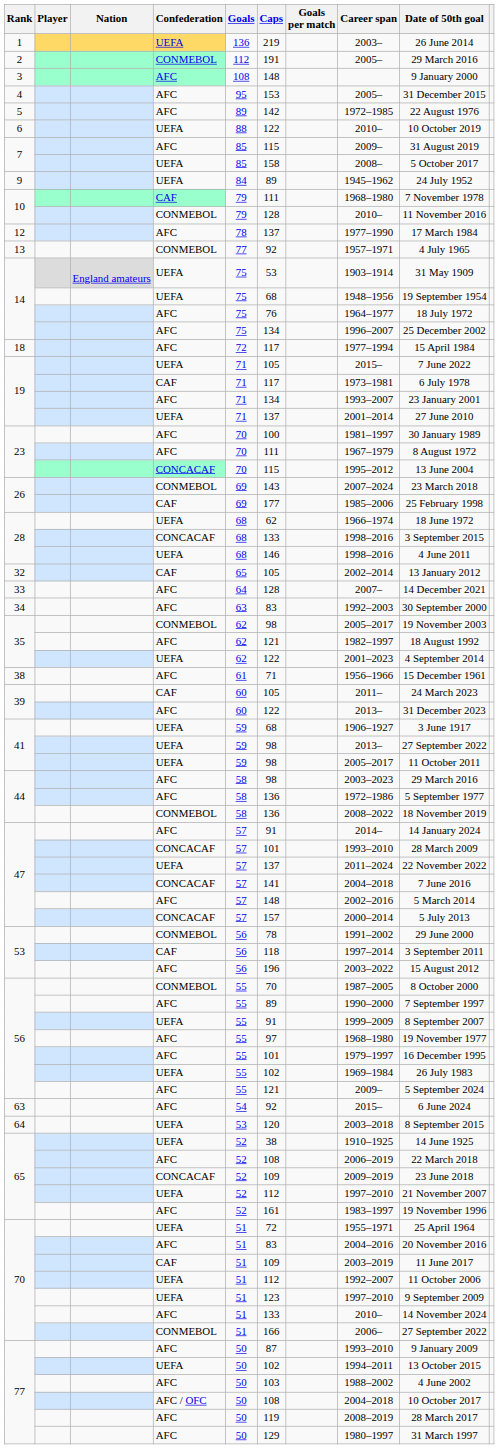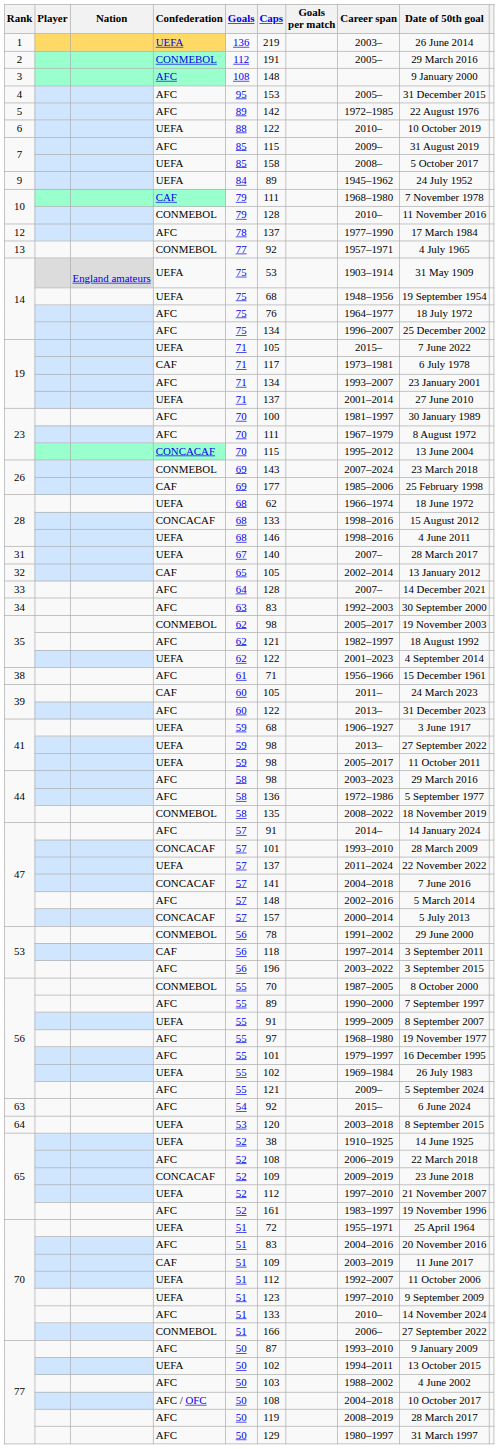- row: (20, 348)
(444, 538) 3 September 2015 -> (444, 520) 15 August 2012
+ row: (20, 555)
(271, 814) 136 -> (271, 814) 135
(444, 969) 15 August 2012 -> (444, 969) 3 September 2015
